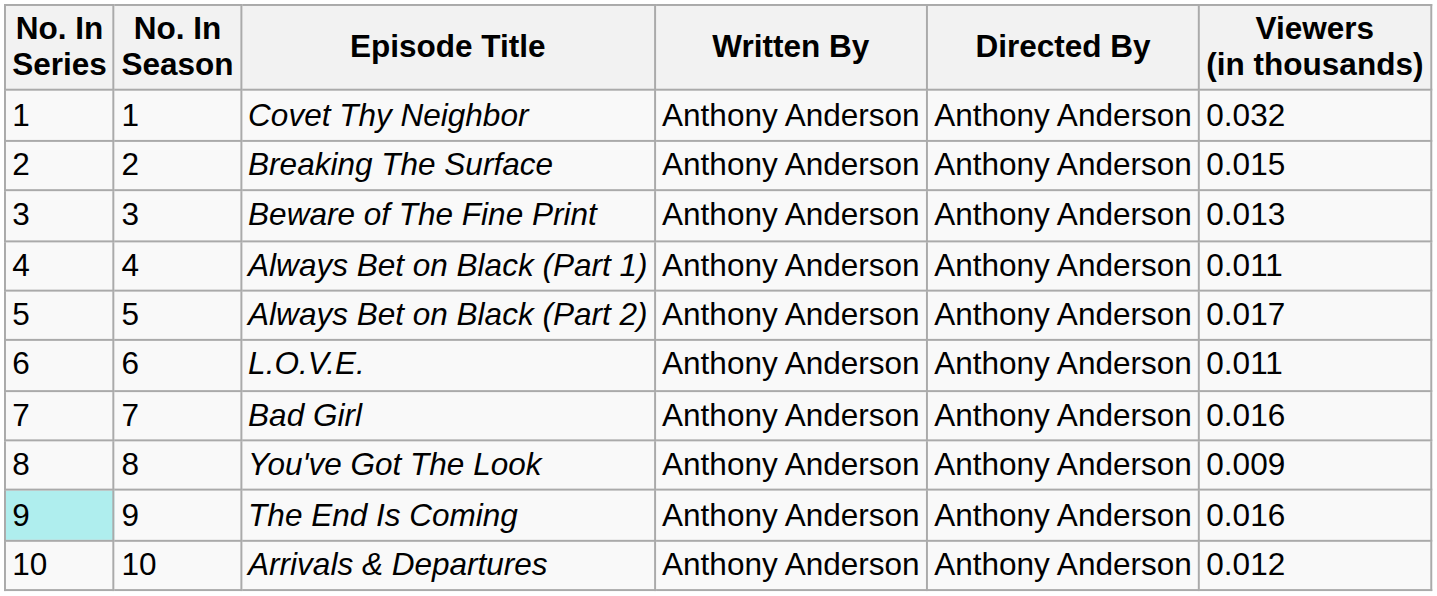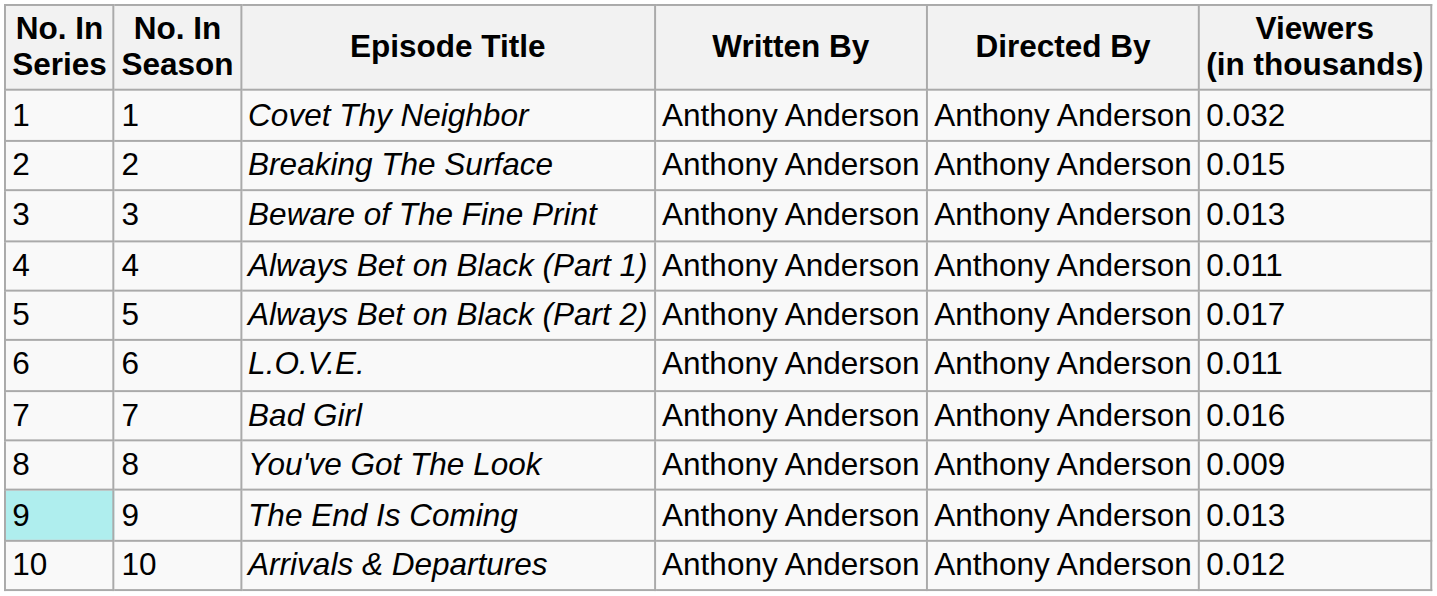(1246, 514) 0.016 -> (1246, 514) 0.013
